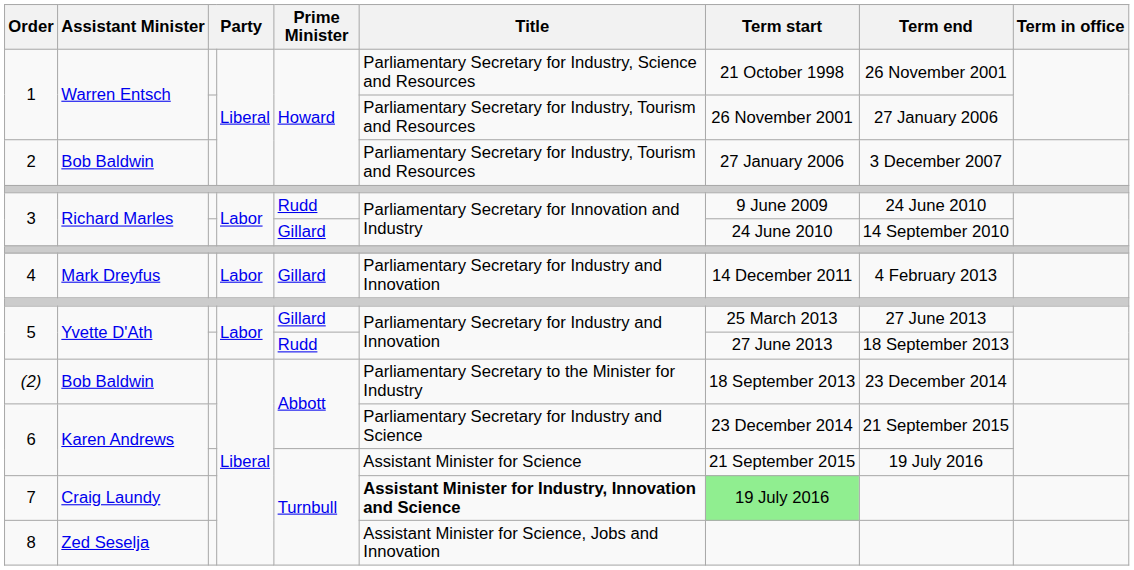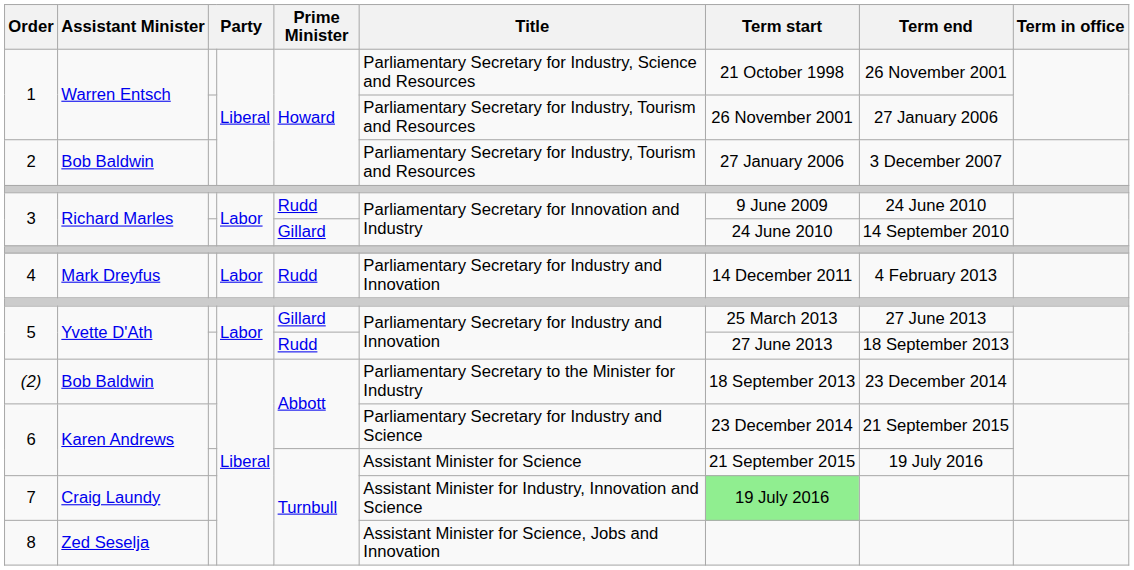(302, 275) Gillard -> (298, 275) Rudd
(530, 497) bold -> (531, 497) normal
